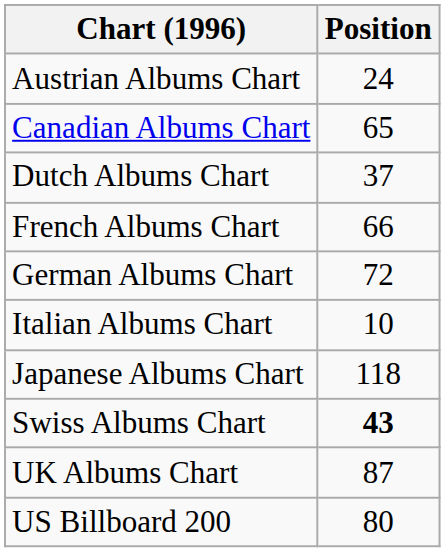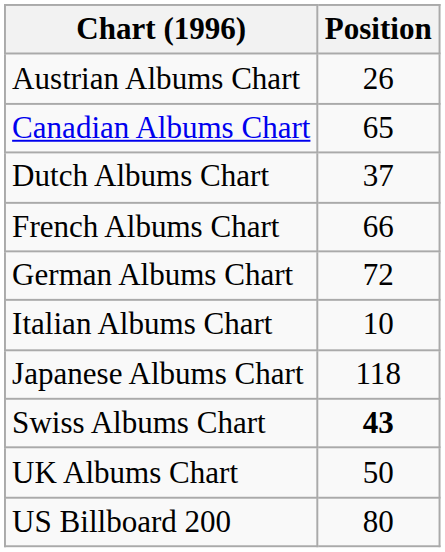(378, 78) 24 -> (378, 78) 26
(378, 472) 87 -> (378, 472) 50
